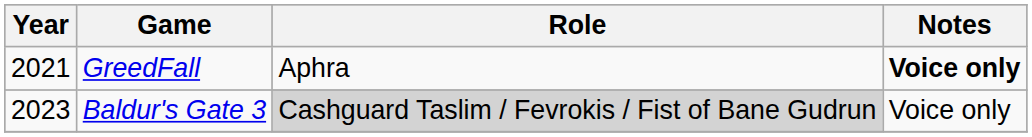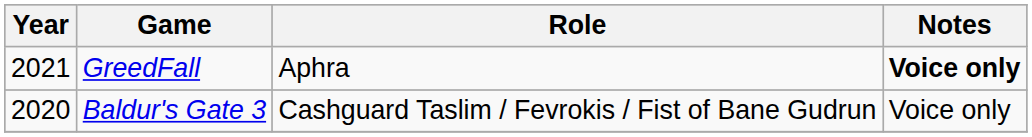(41, 110) 2023 -> (41, 110) 2020
(577, 110) lightgrey background -> (577, 110) no background
